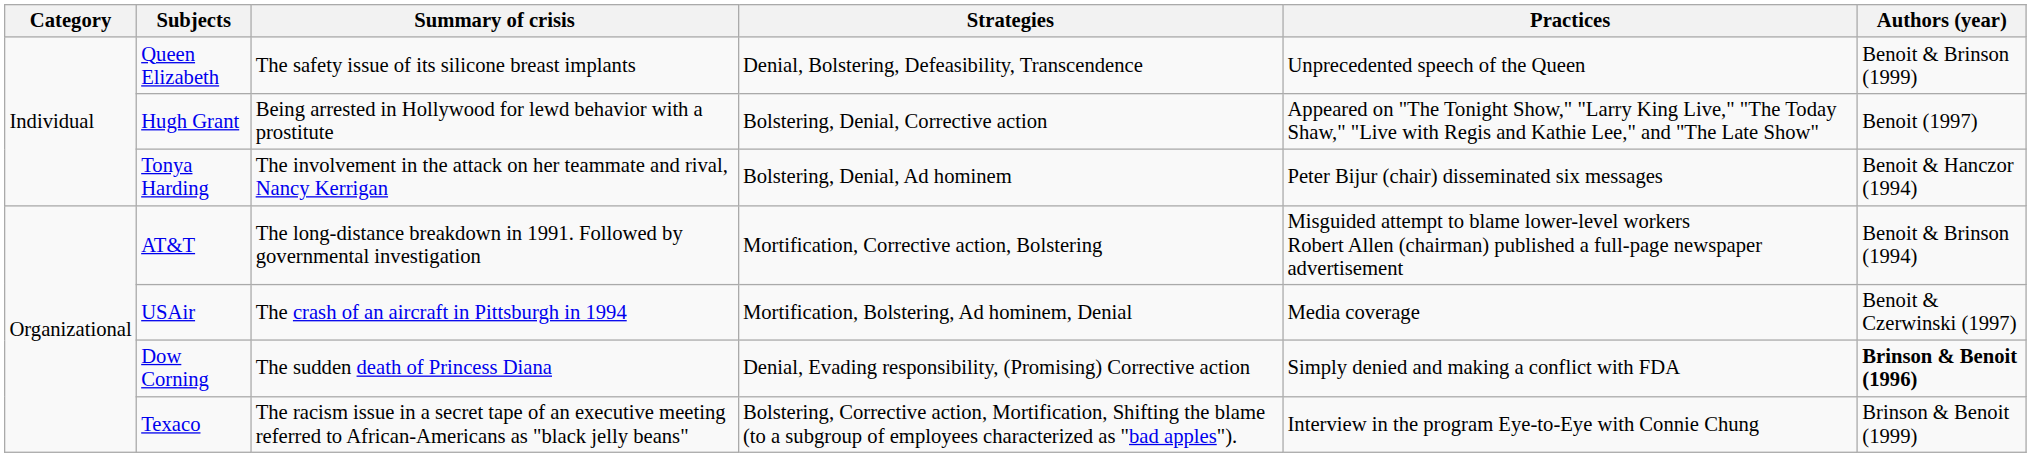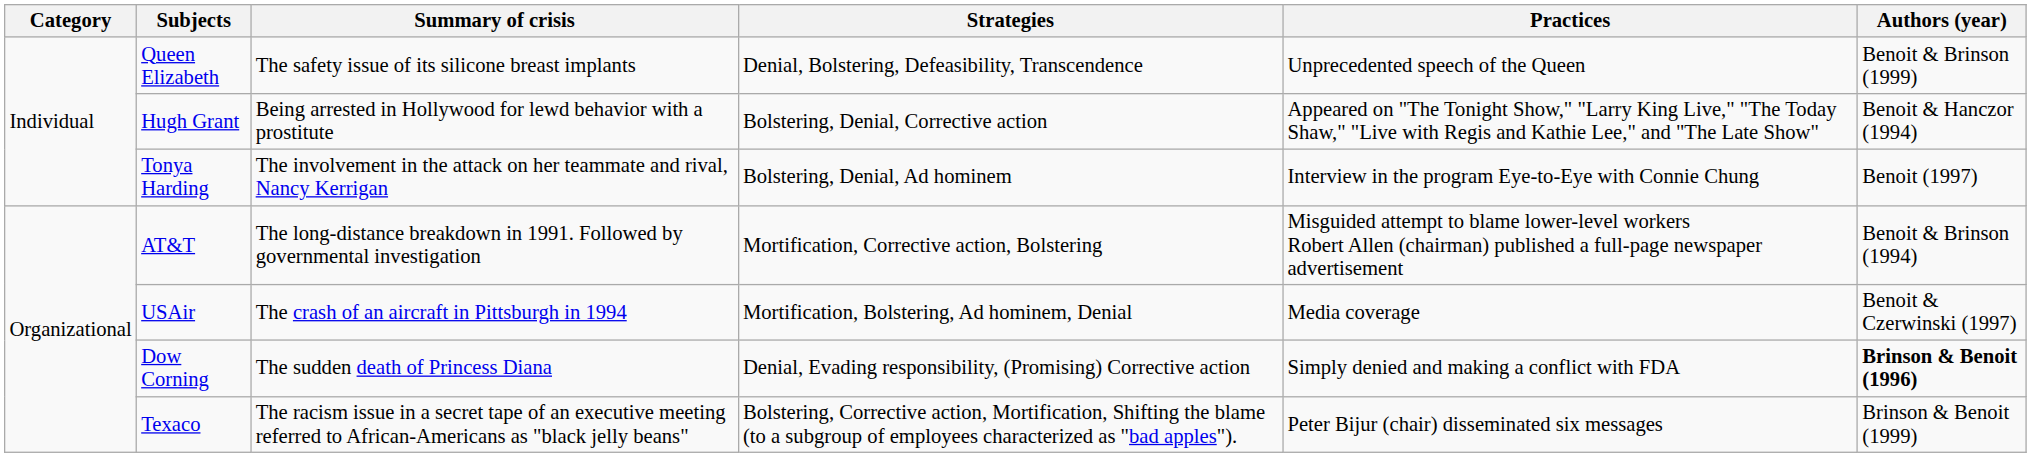(1920, 121) Benoit (1997) -> (1938, 121) Benoit & Hanczor (1994)
(1475, 177) Peter Bijur (chair) disseminated six messages -> (1523, 177) Interview in the program Eye-to-Eye with Connie Chung
(1938, 177) Benoit & Hanczor (1994) -> (1920, 177) Benoit (1997)
(1523, 424) Interview in the program Eye-to-Eye with Connie Chung -> (1475, 424) Peter Bijur (chair) disseminated six messages
